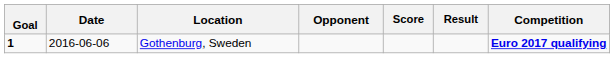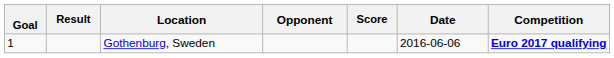columns swapped: (92, 20) <-> (461, 20)
(10, 44) bold -> (10, 44) normal
